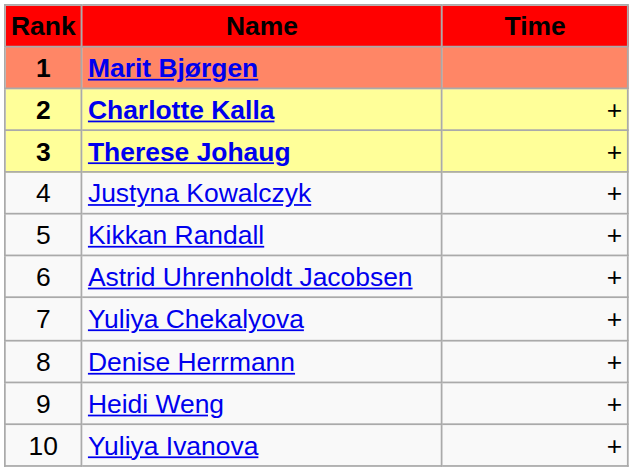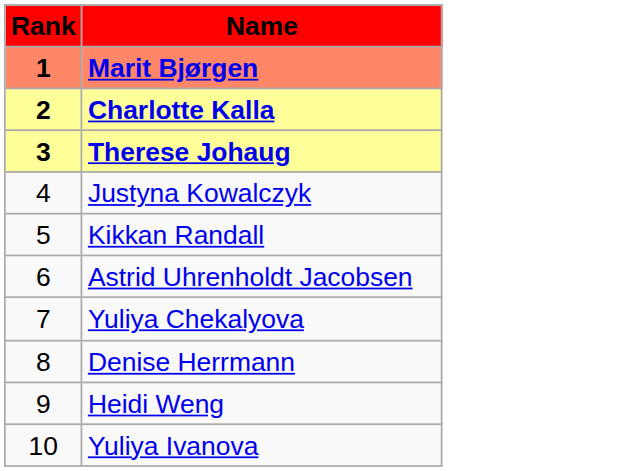- column: (535, 26)
